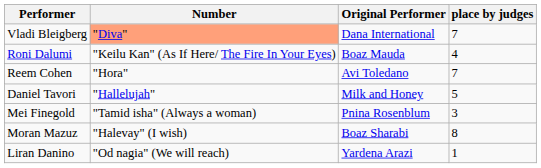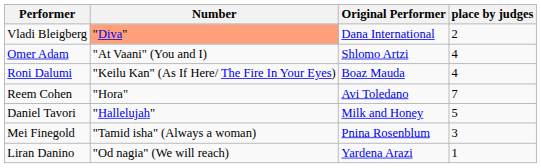(455, 34) 7 -> (455, 34) 2
+ row: (38, 53)
- row: (42, 133)
